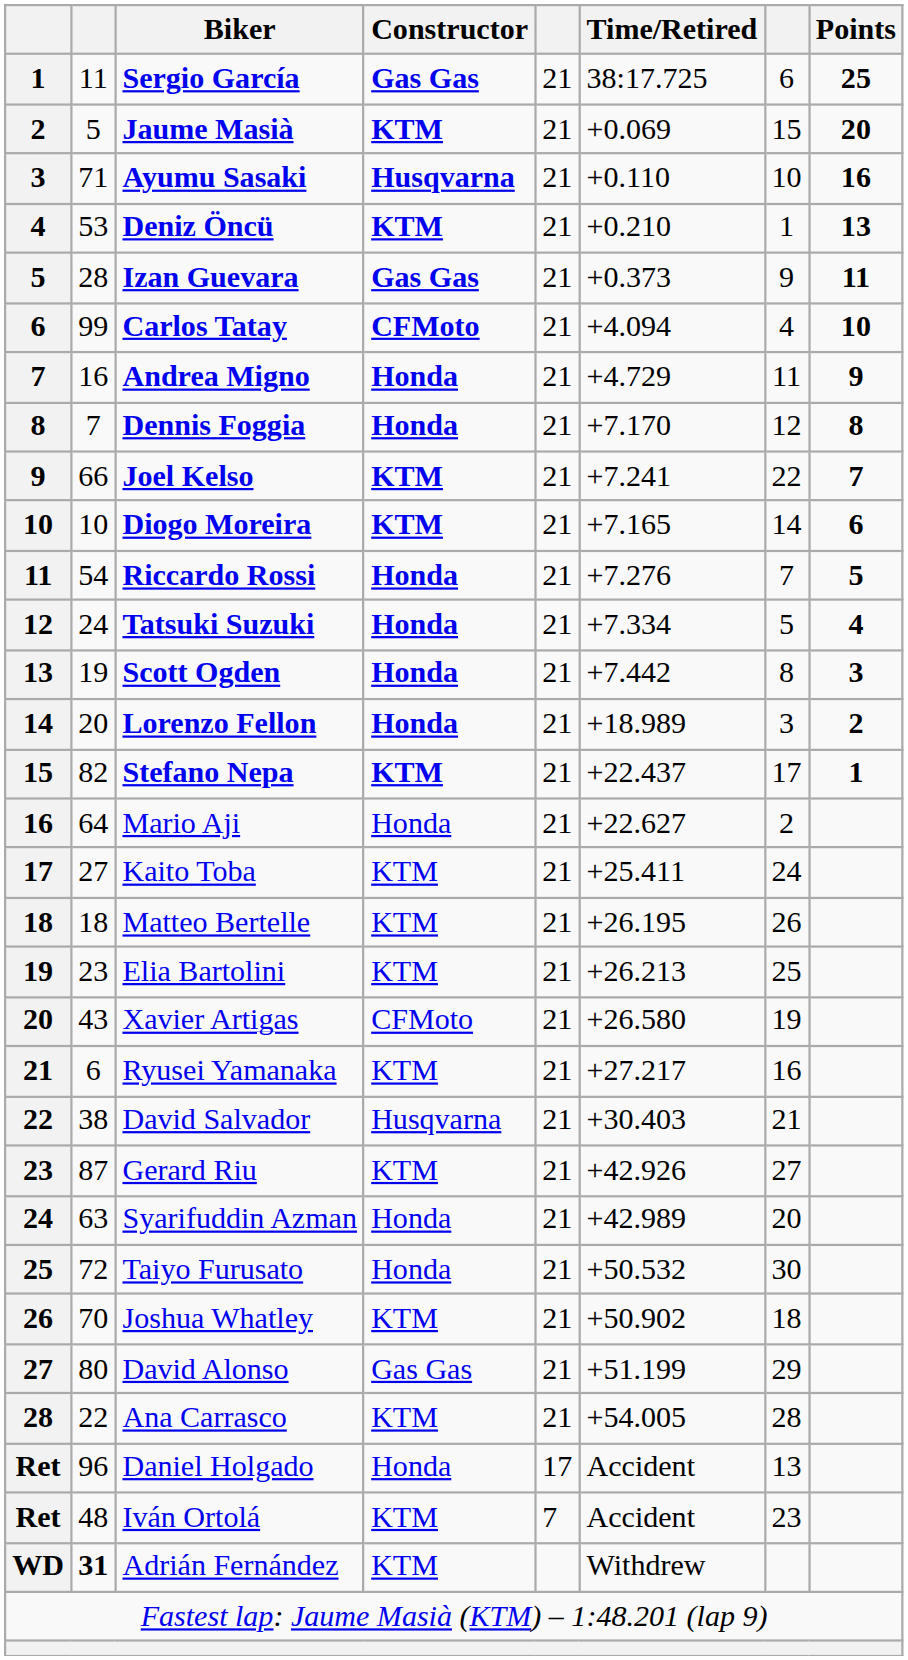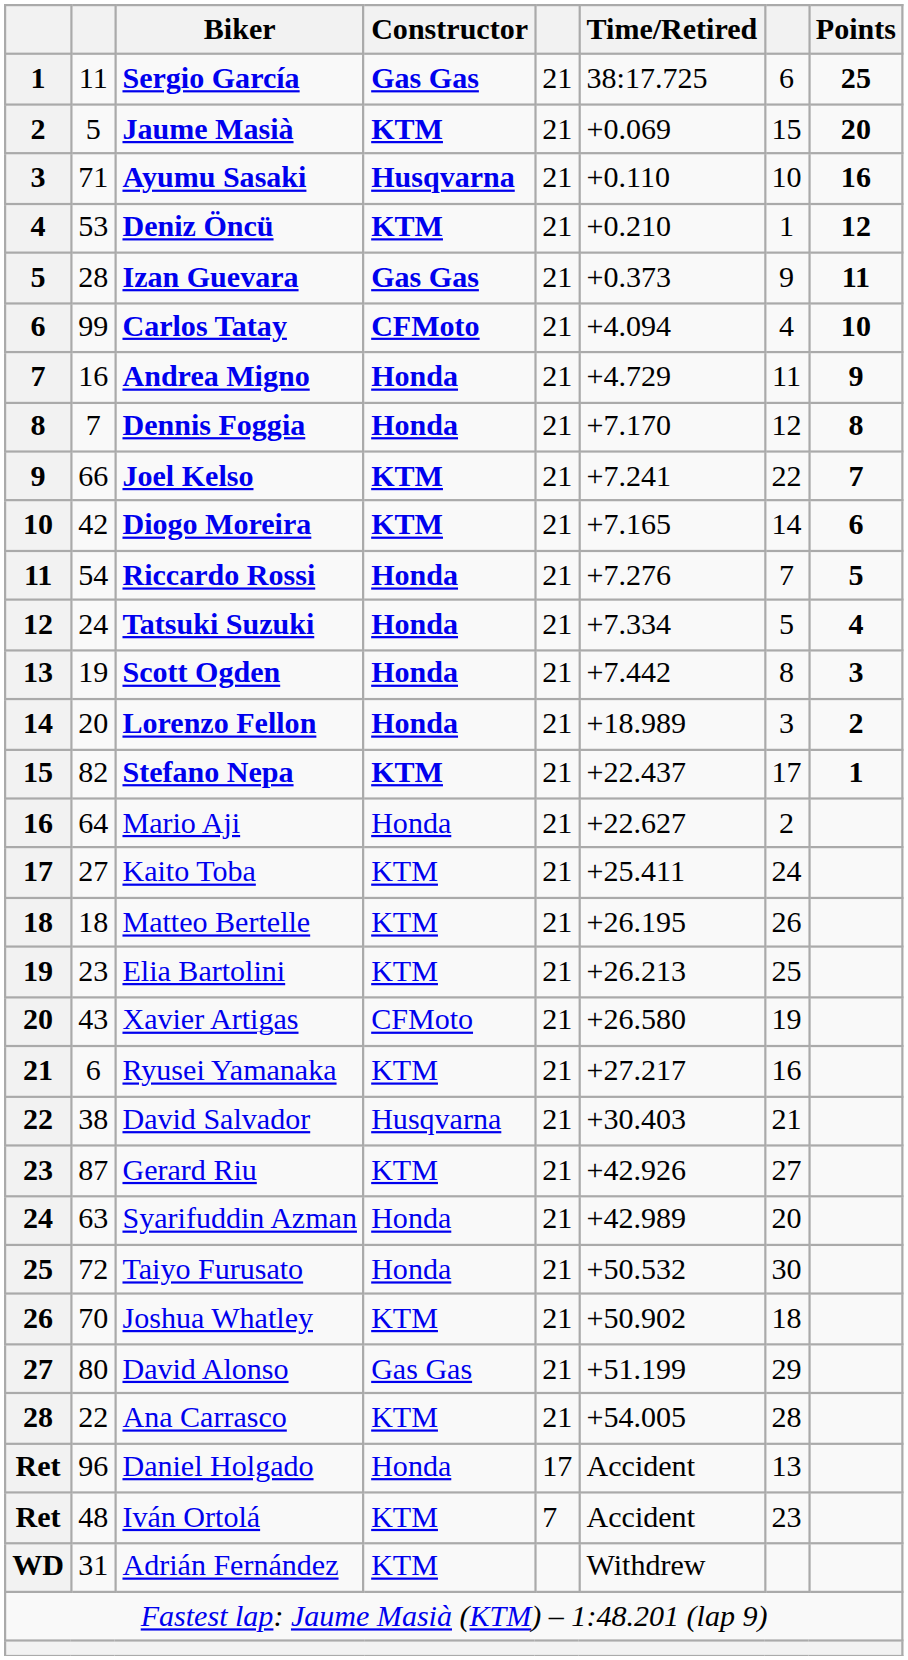(856, 227) 13 -> (856, 227) 12
(93, 524) 10 -> (93, 524) 42
(93, 1566) bold -> (93, 1566) normal
